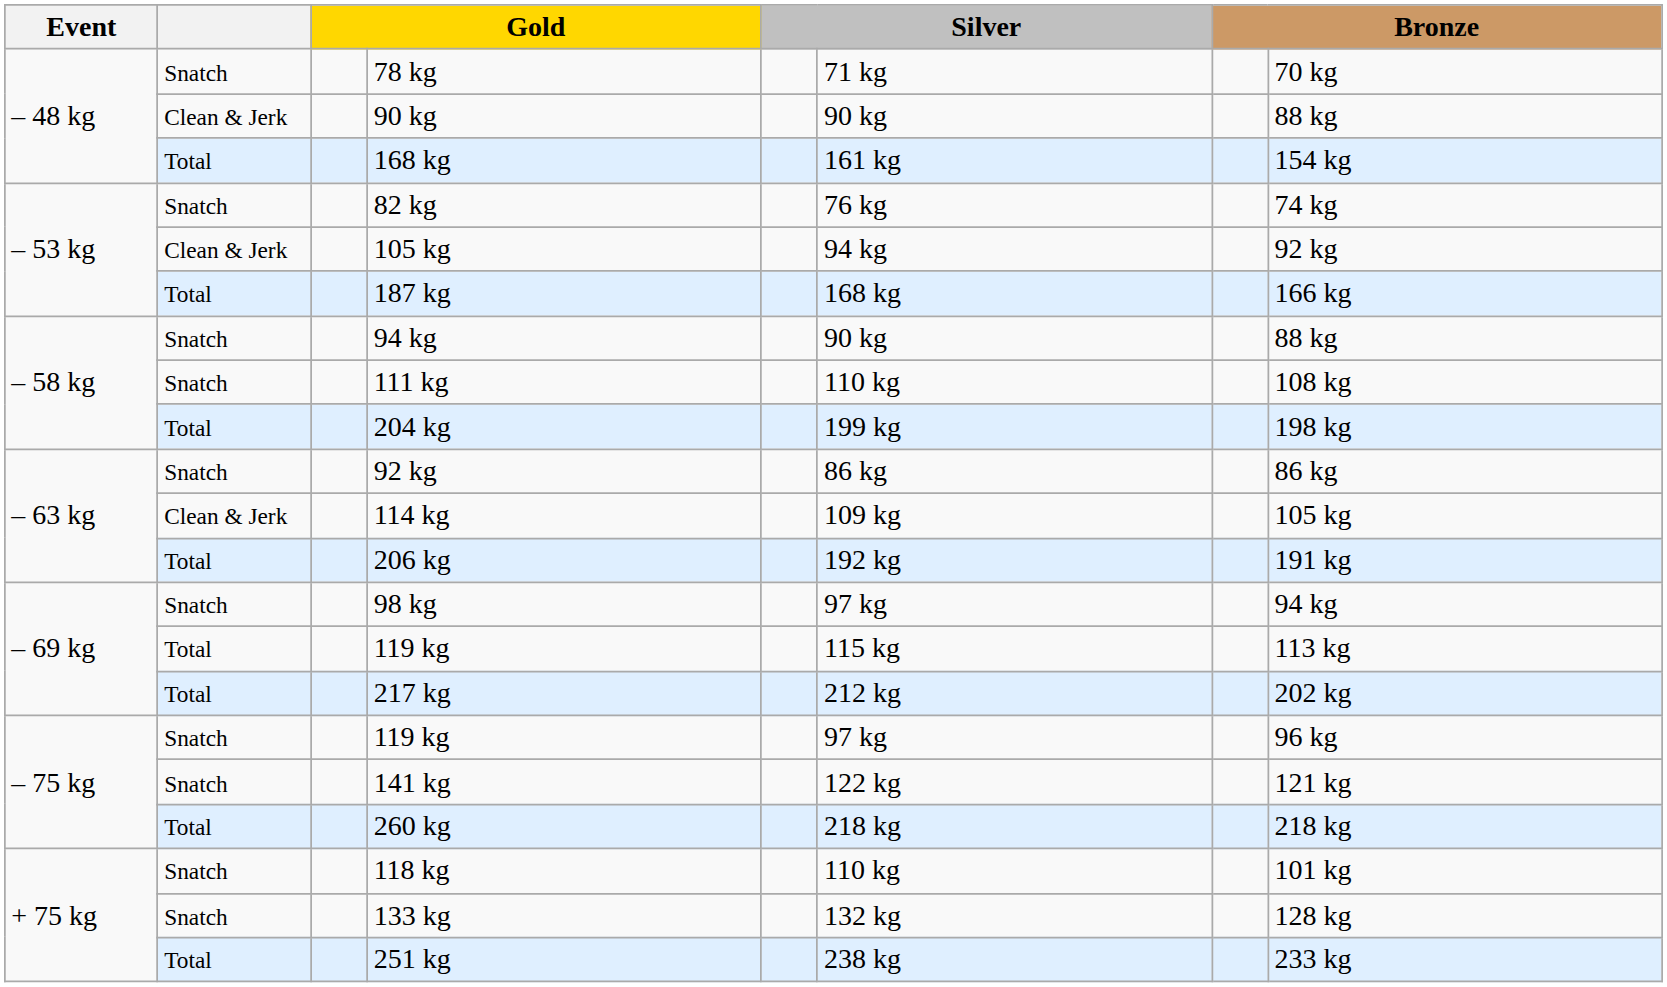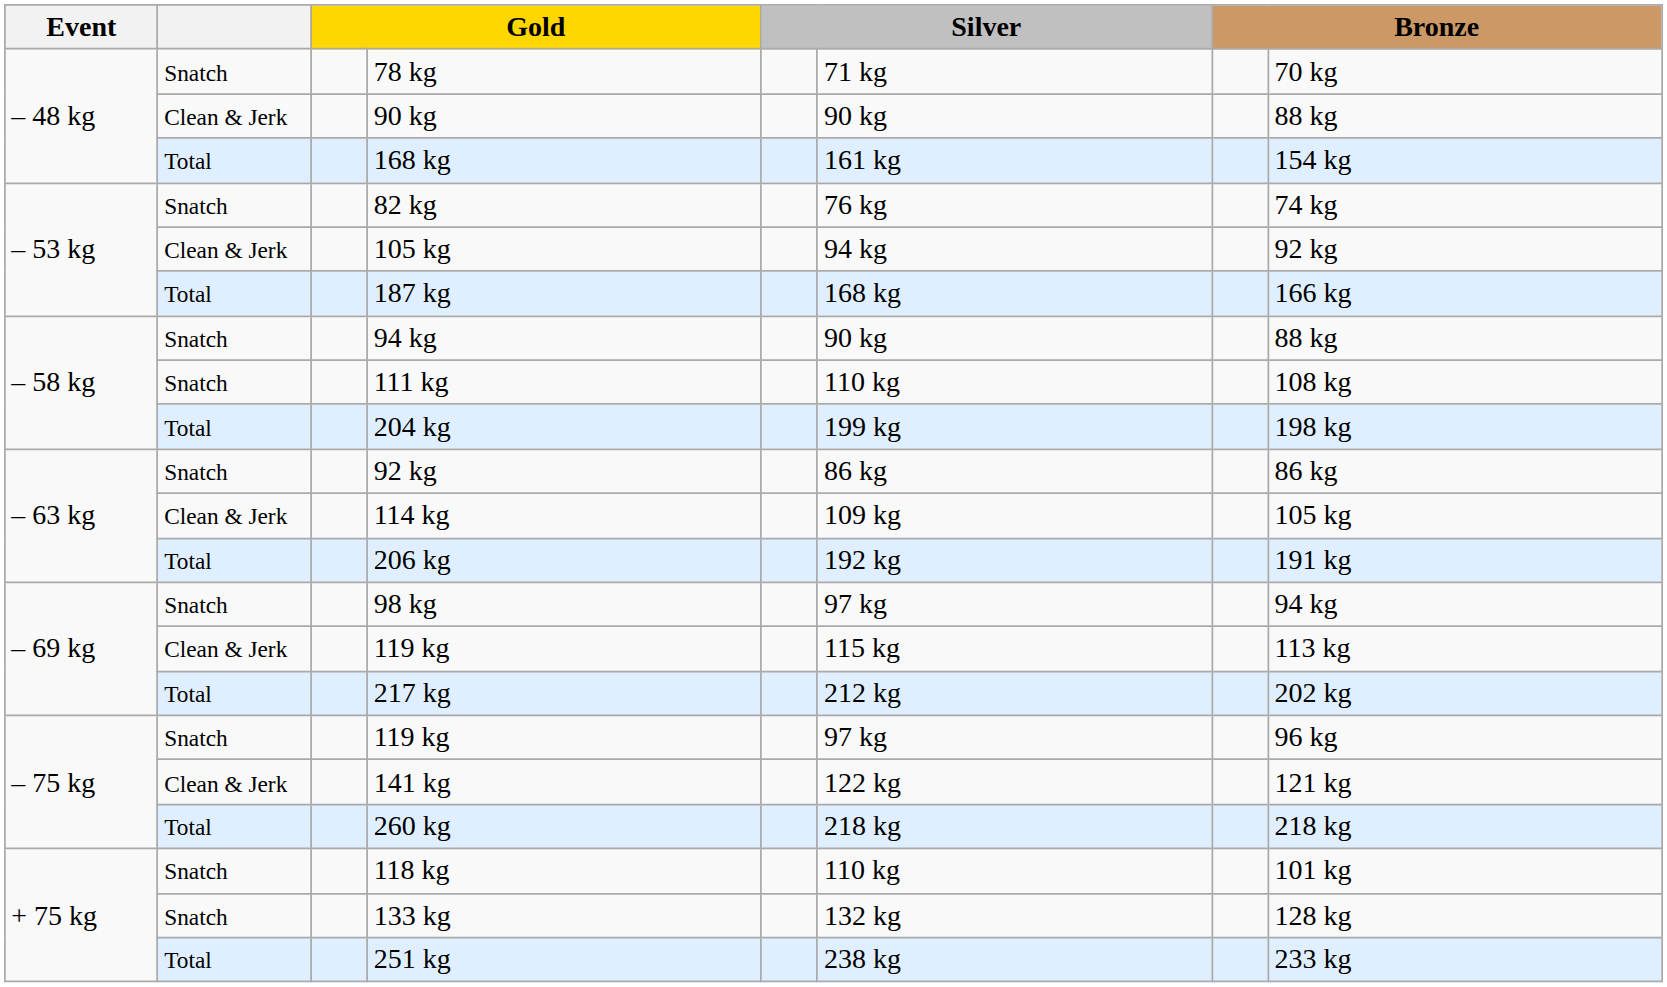(188, 650) Total -> (226, 650) Clean & Jerk
(196, 783) Snatch -> (226, 783) Clean & Jerk
